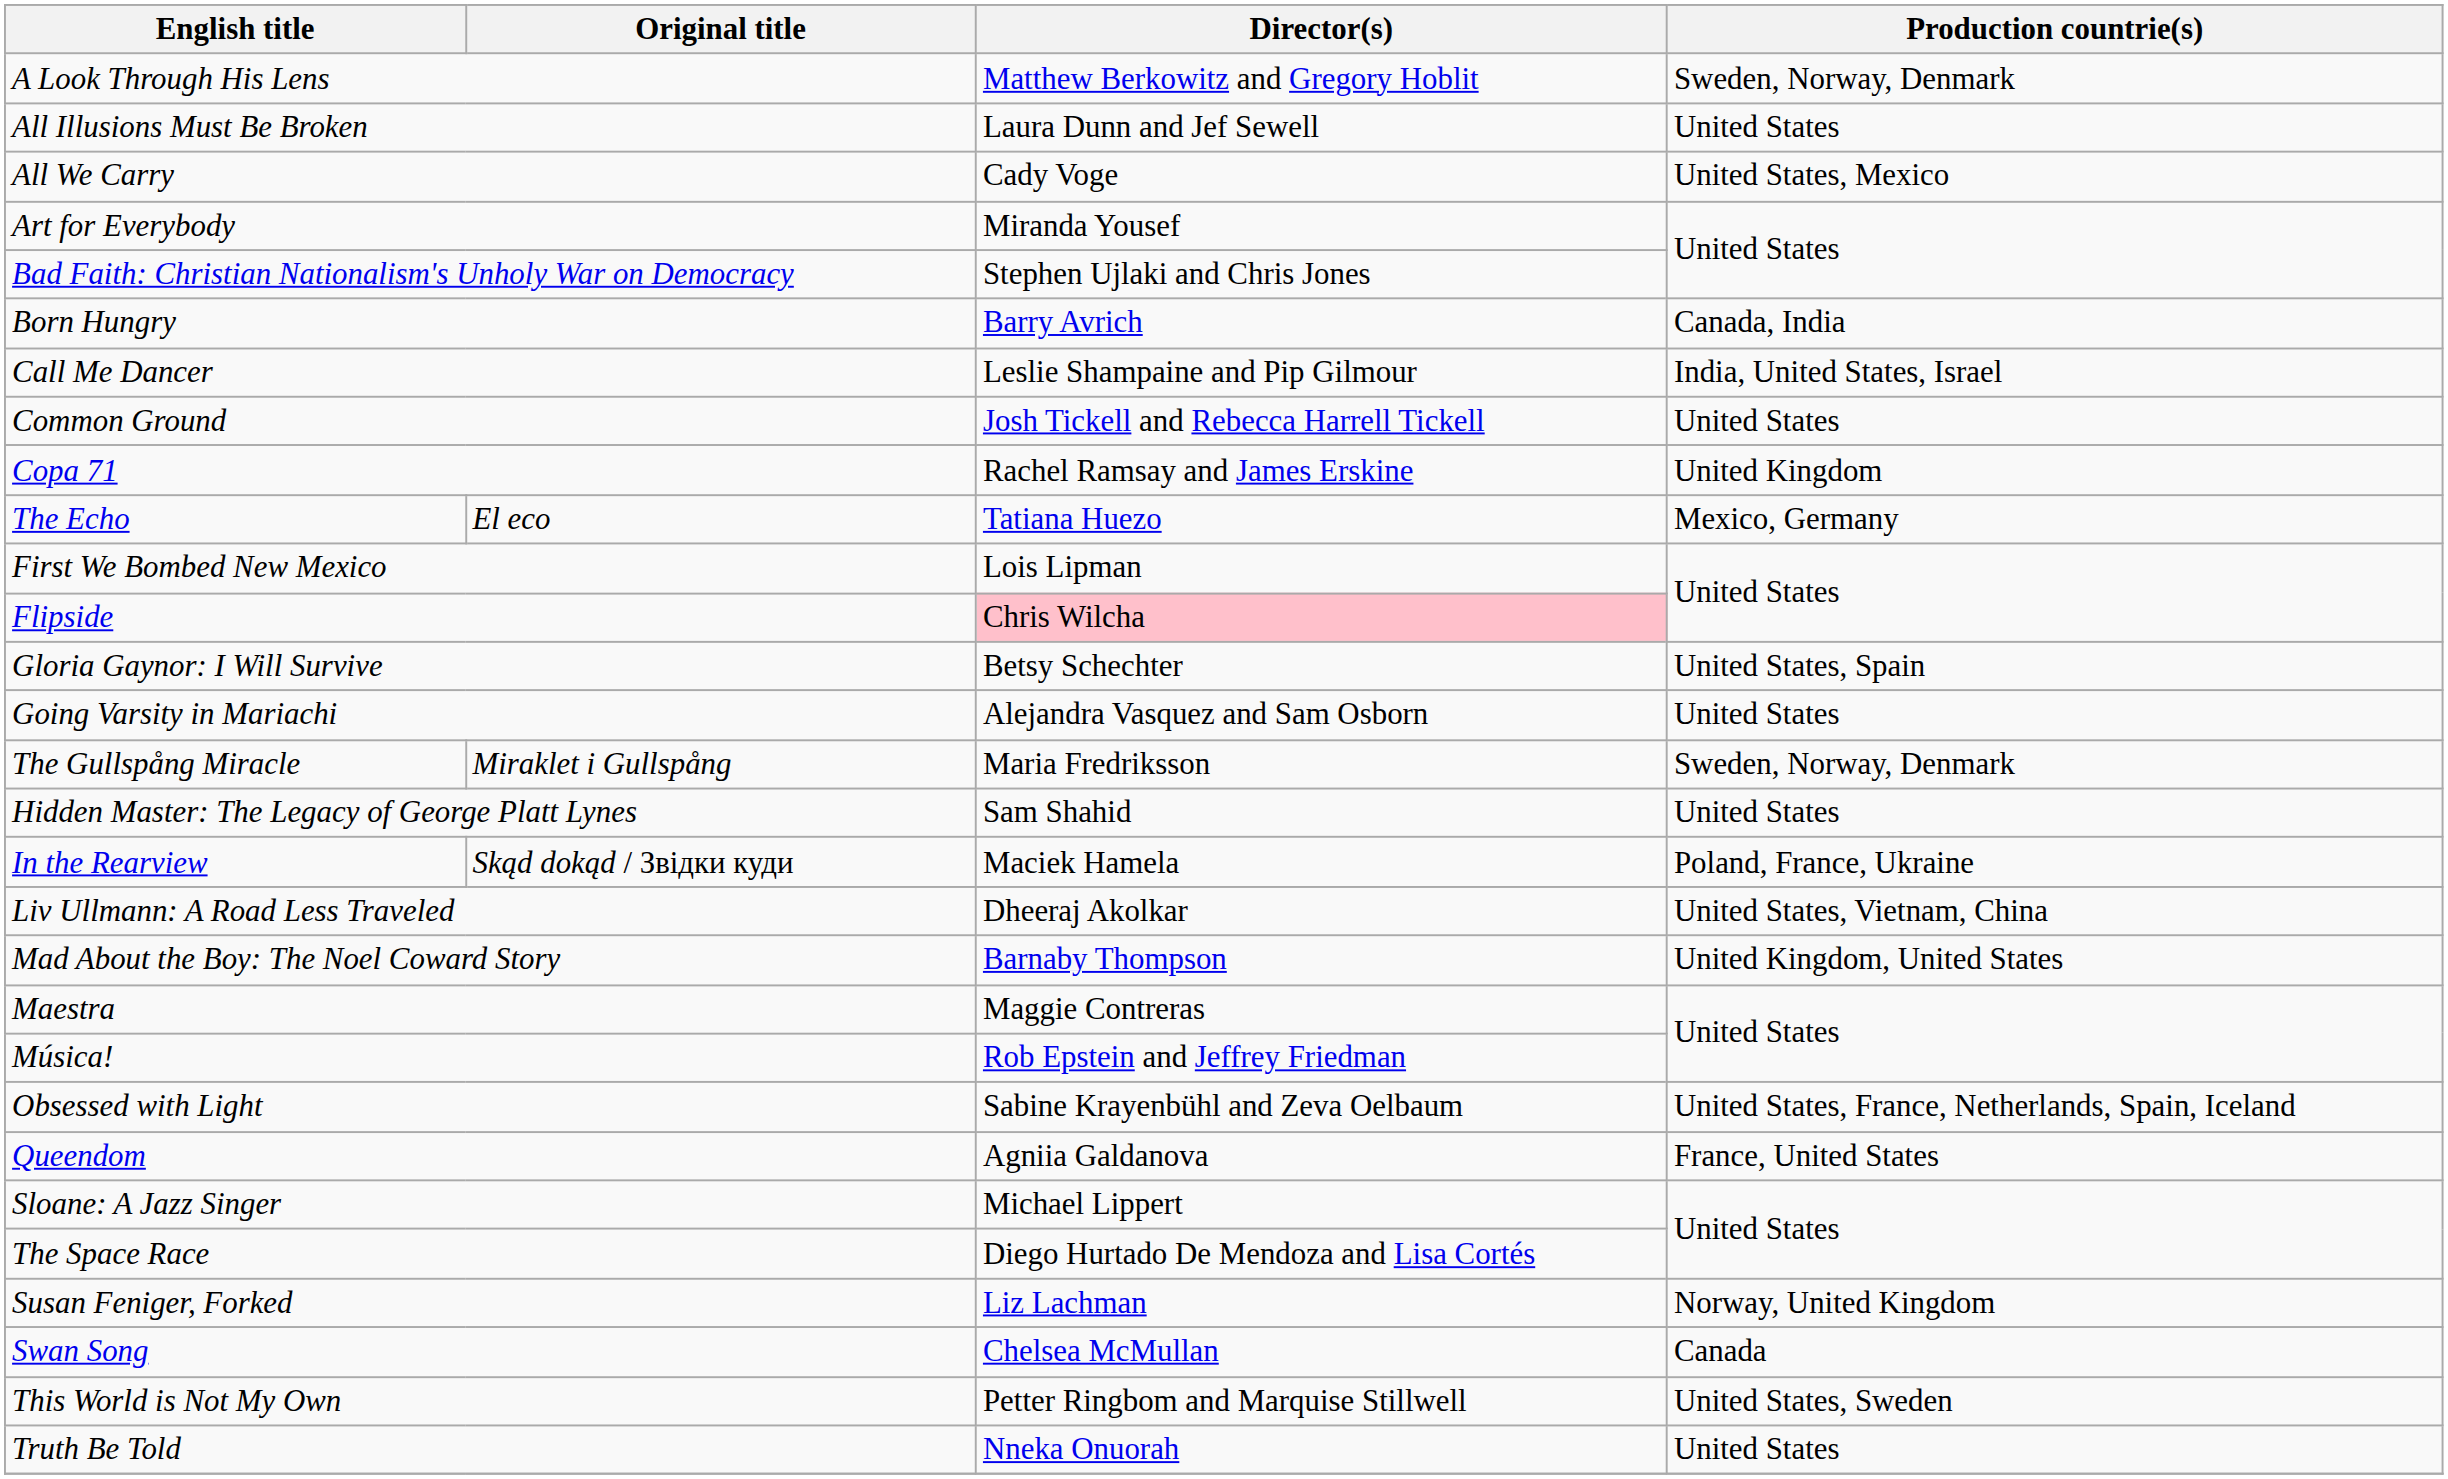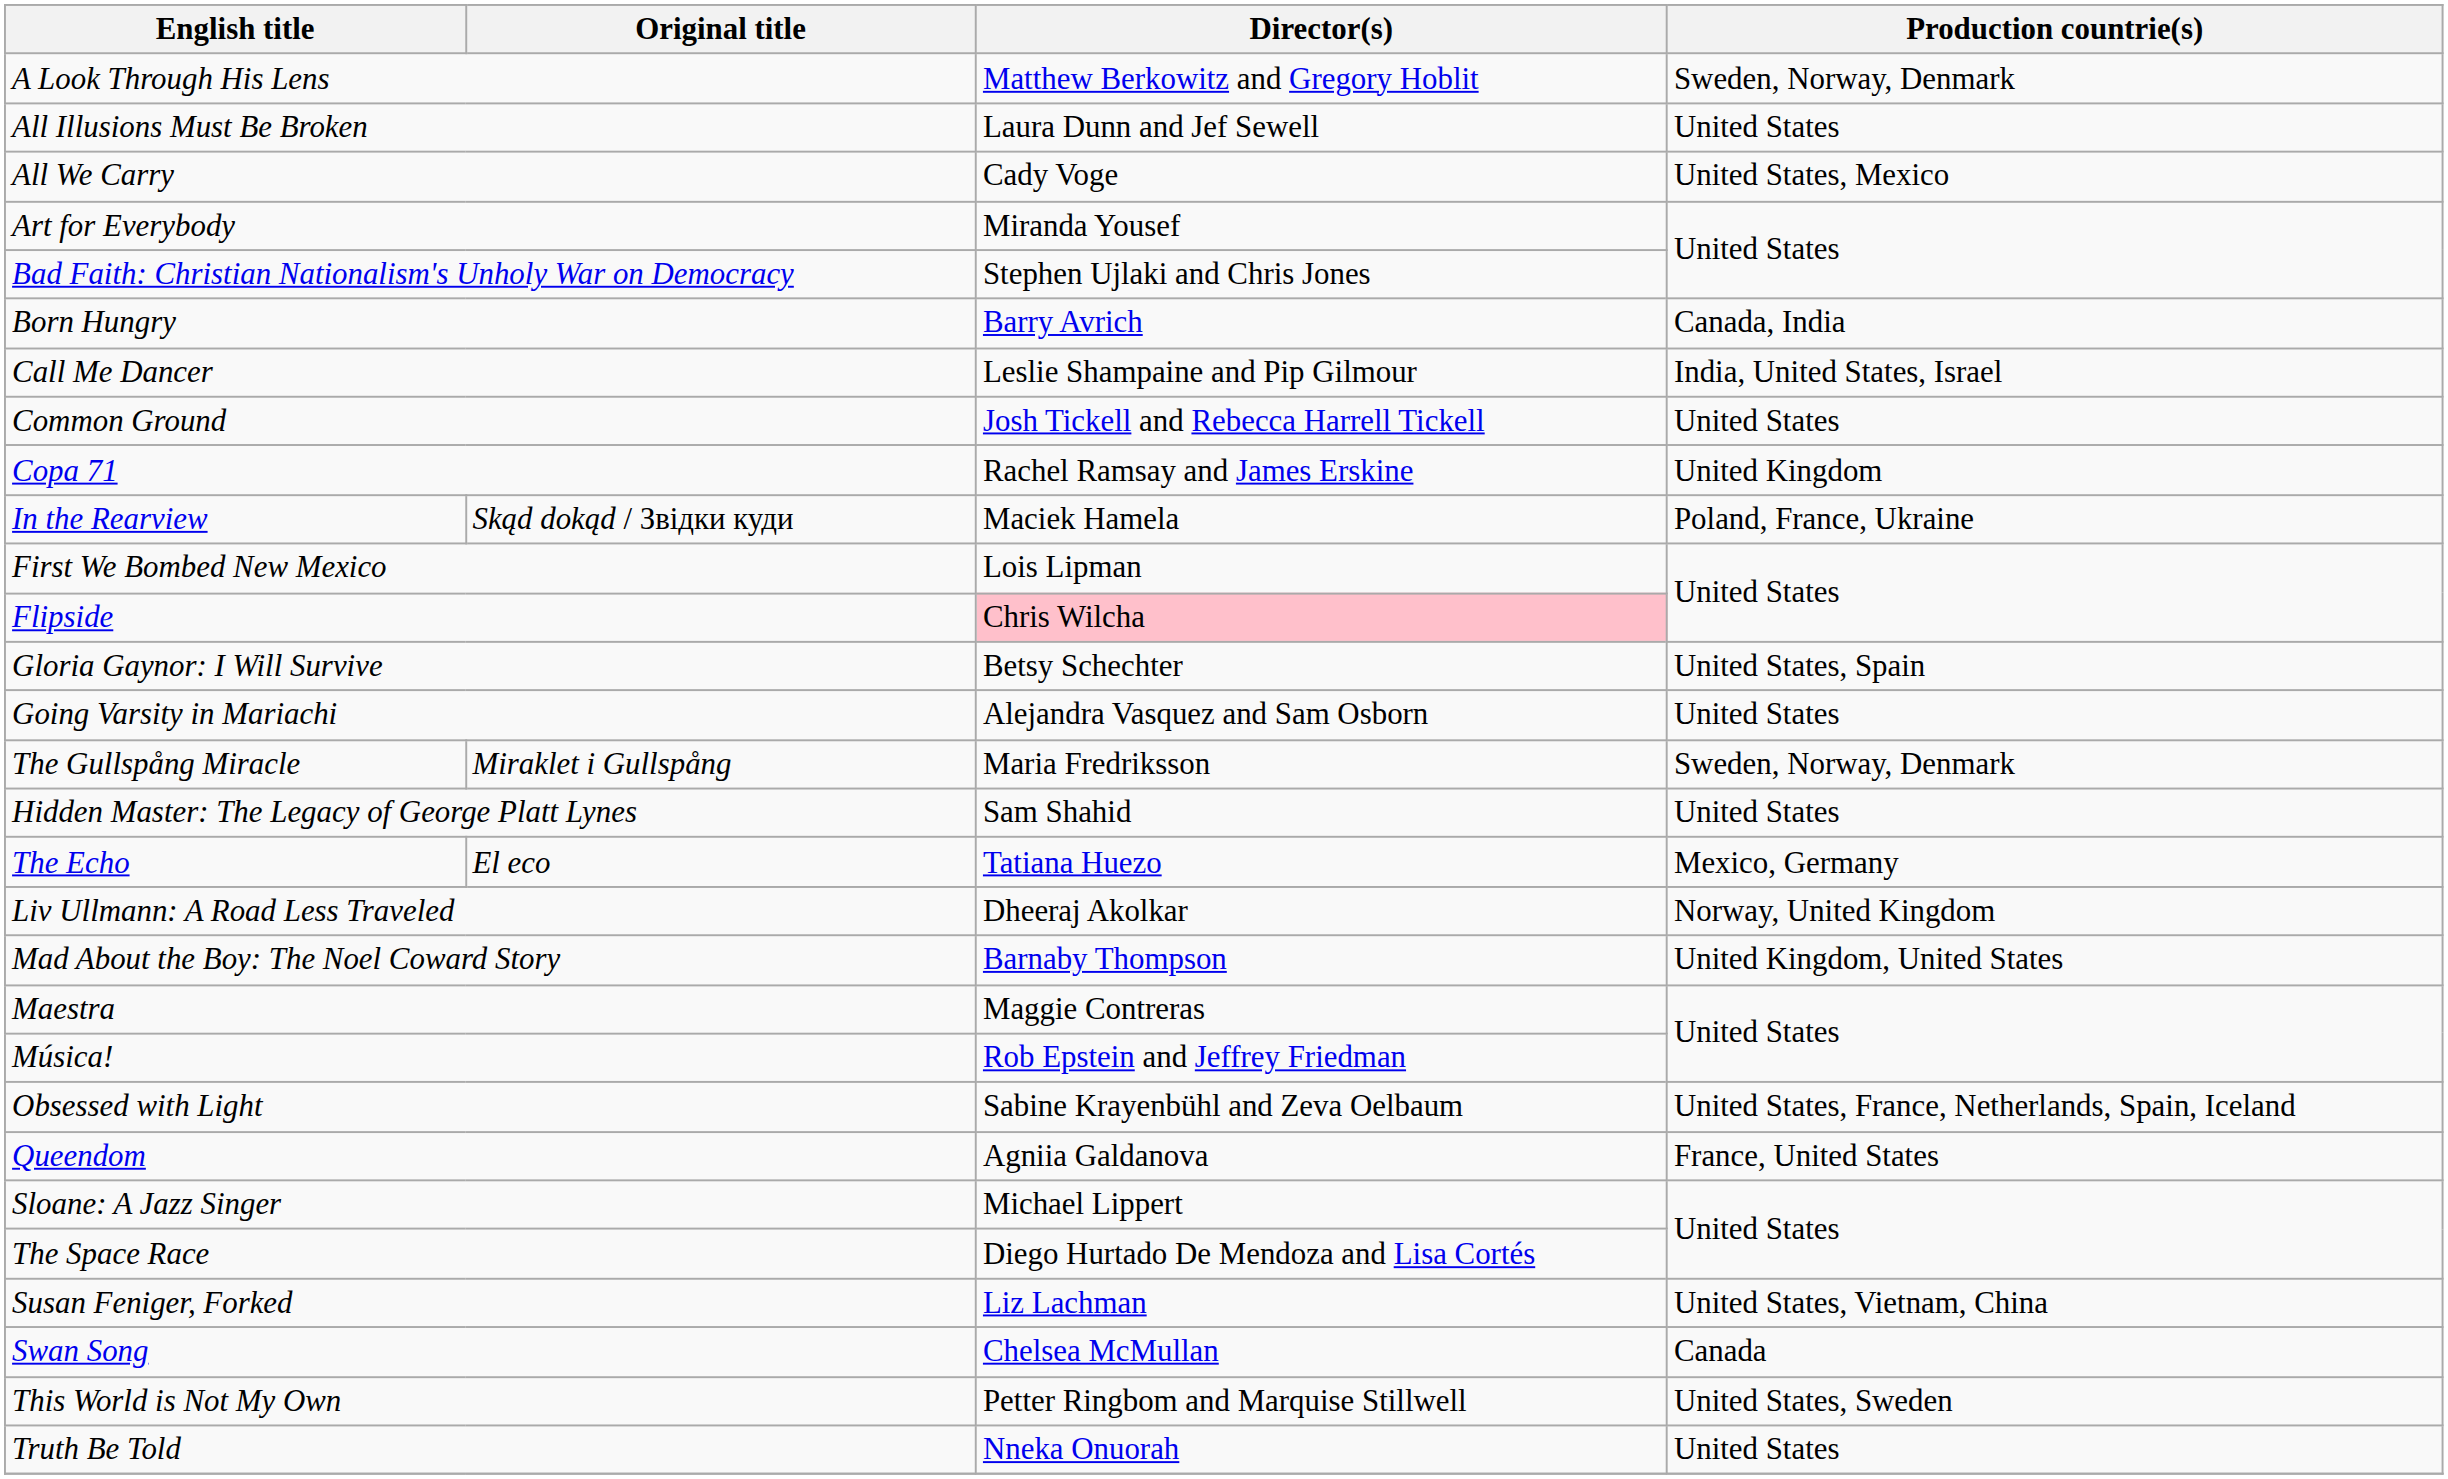rows swapped: (71, 518) <-> (110, 861)
(1861, 910) United States, Vietnam, China -> (1835, 910) Norway, United Kingdom
(1835, 1302) Norway, United Kingdom -> (1861, 1302) United States, Vietnam, China
